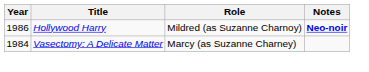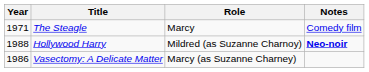+ row: (60, 28)
(18, 28) 1986 -> (18, 43) 1988
(18, 43) 1984 -> (18, 59) 1986
